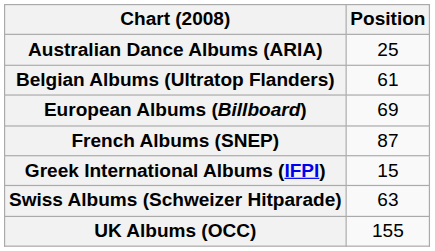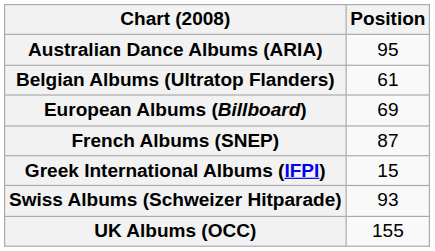(388, 49) 25 -> (388, 49) 95
(388, 200) 63 -> (388, 200) 93
